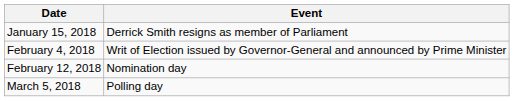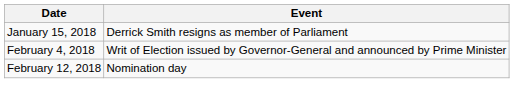- row: (44, 86)
